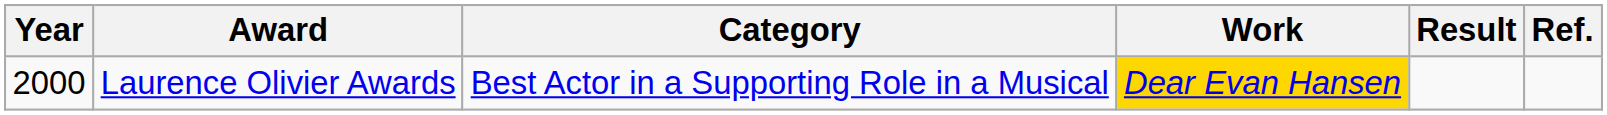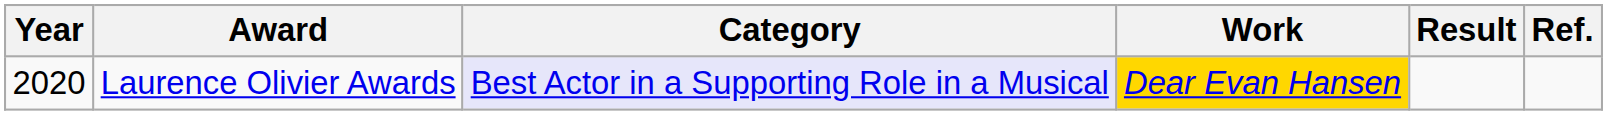(49, 82) 2000 -> (49, 82) 2020
(790, 82) no background -> (790, 82) lavender background
